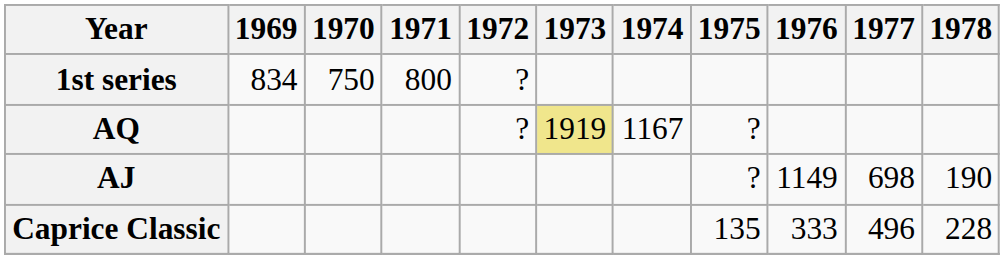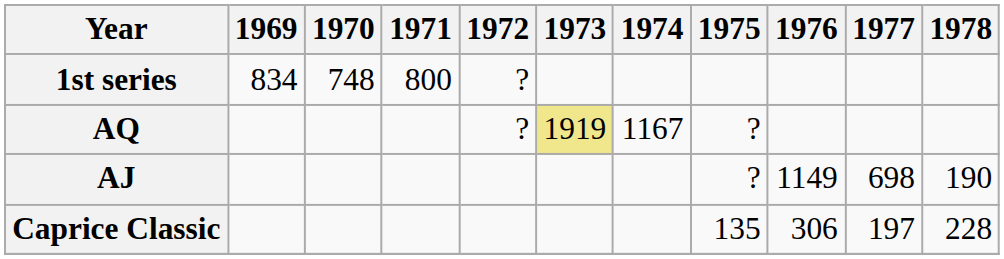(351, 79) 750 -> (351, 79) 748
(814, 228) 333 -> (814, 228) 306
(891, 228) 496 -> (891, 228) 197
